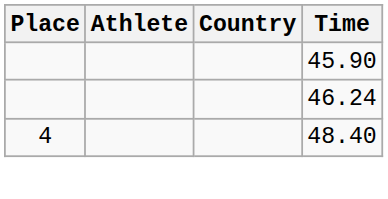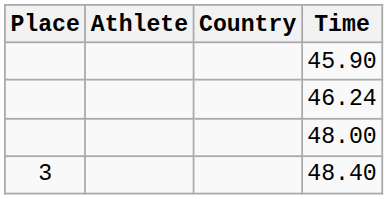+ row: (342, 137)
(45, 137) 4 -> (45, 175) 3
